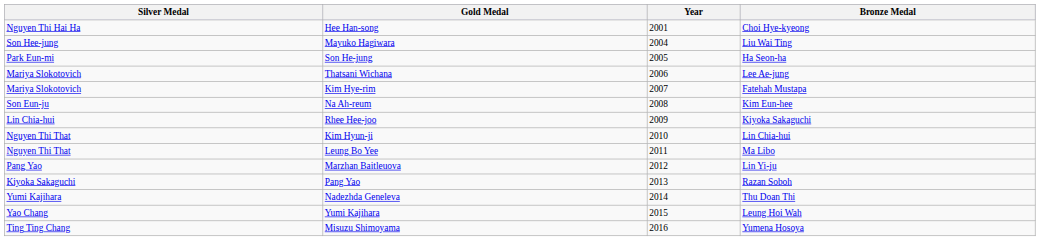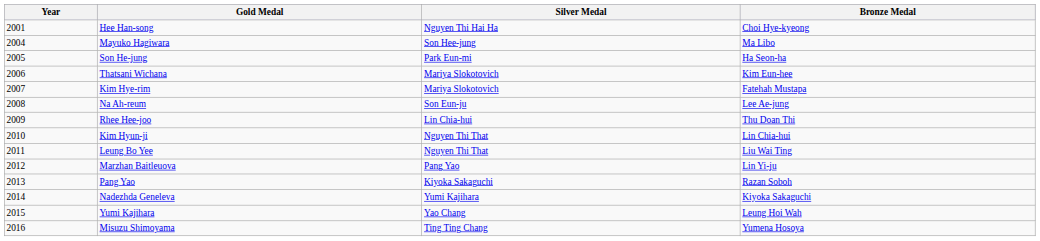columns swapped: (694, 12) <-> (163, 12)
(767, 43) Liu Wai Ting -> (759, 43) Ma Libo
(766, 74) Lee Ae-jung -> (767, 74) Kim Eun-hee
(767, 105) Kim Eun-hee -> (766, 105) Lee Ae-jung
(777, 120) Kiyoka Sakaguchi -> (769, 120) Thu Doan Thi
(759, 151) Ma Libo -> (767, 151) Liu Wai Ting
(769, 197) Thu Doan Thi -> (777, 197) Kiyoka Sakaguchi
